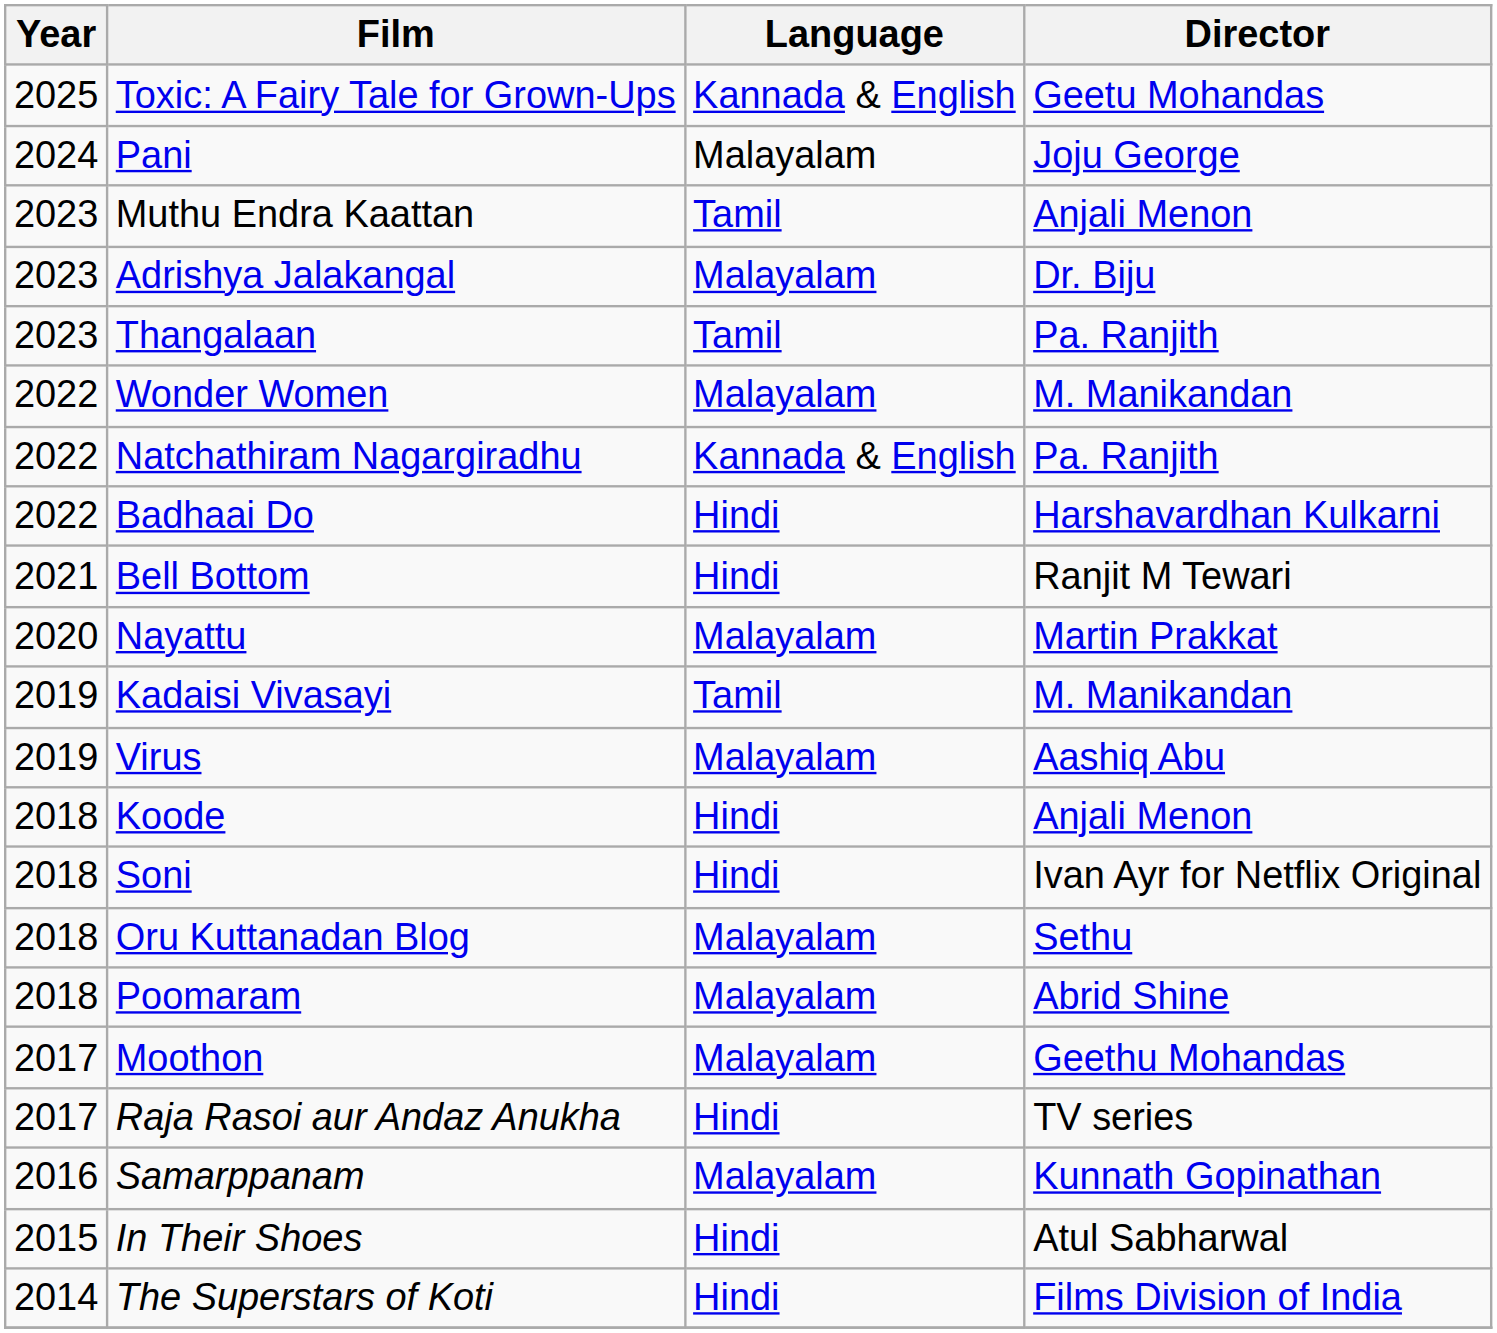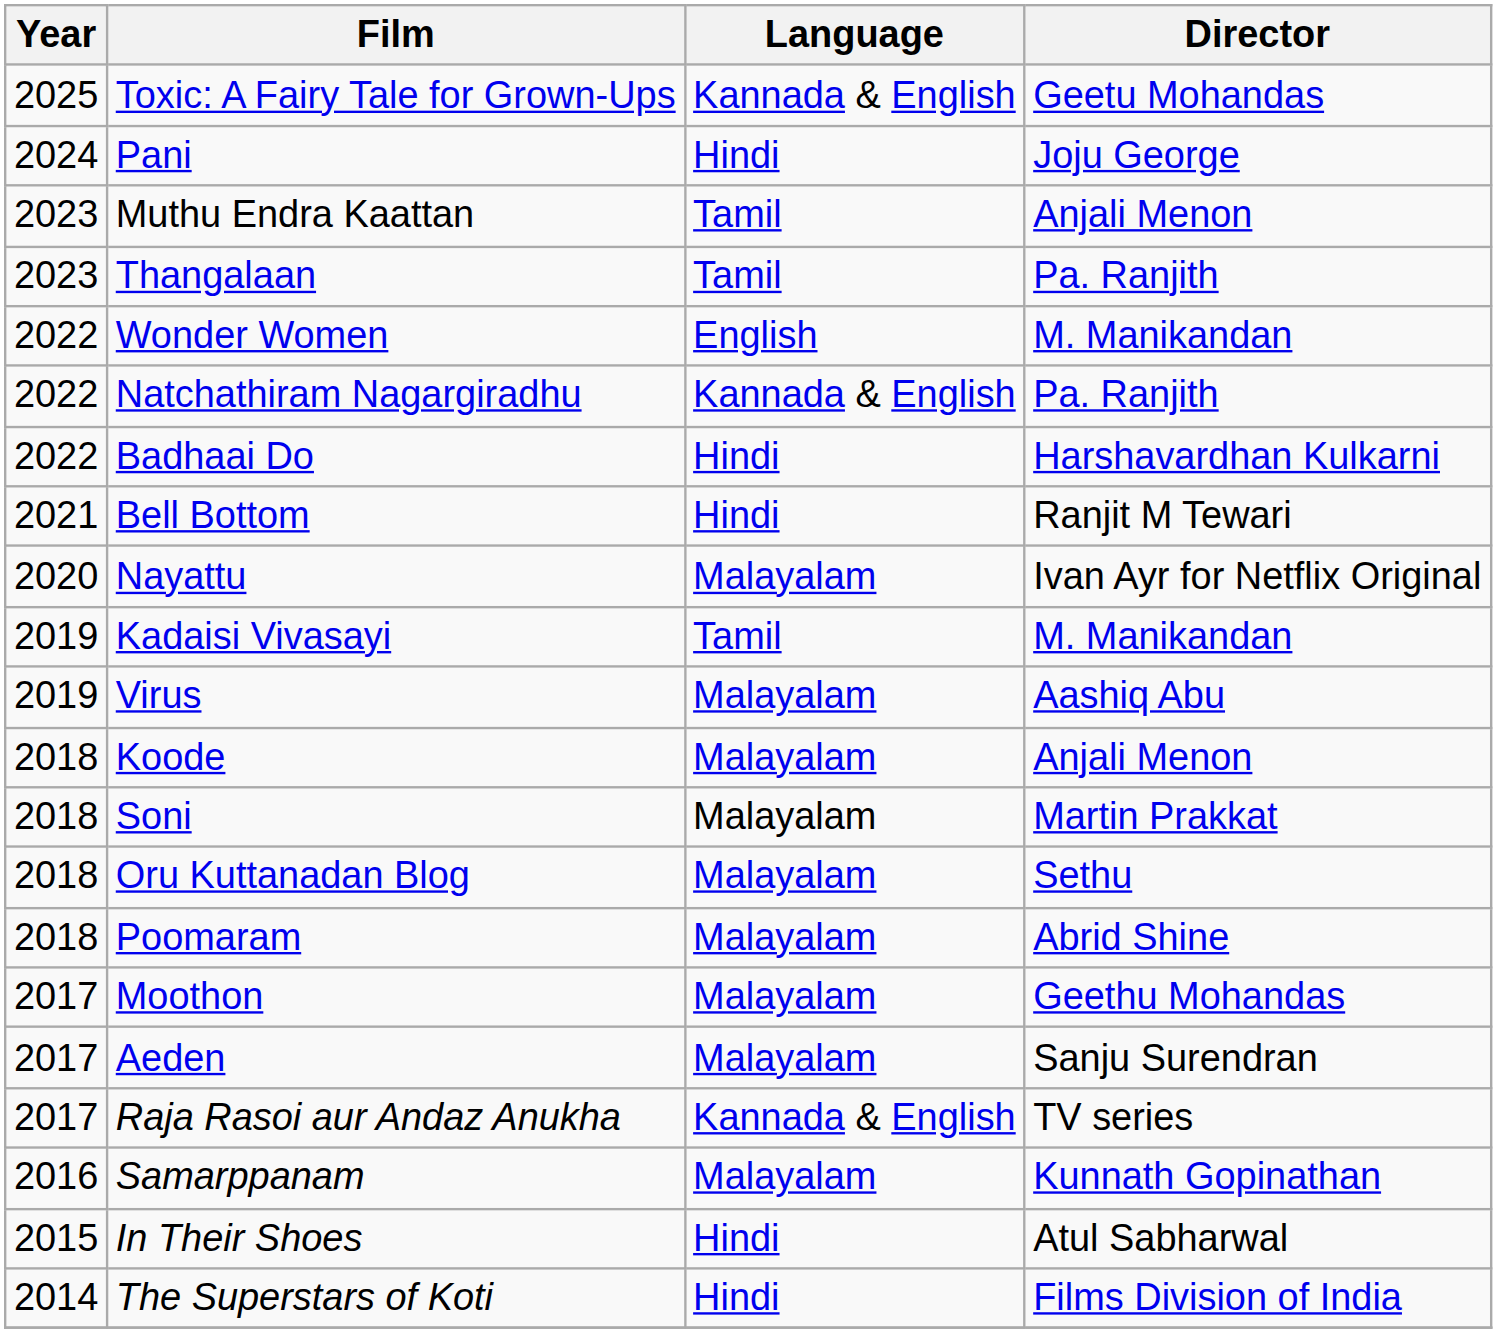(785, 154) Malayalam -> (736, 154) Hindi
- row: (285, 275)
(785, 395) Malayalam -> (755, 335) English
(1155, 635) Martin Prakkat -> (1257, 575) Ivan Ayr for Netflix Original
(736, 816) Hindi -> (785, 756) Malayalam
(736, 876) Hindi -> (785, 816) Malayalam
(1257, 876) Ivan Ayr for Netflix Original -> (1155, 816) Martin Prakkat
+ row: (171, 1056)
(736, 1117) Hindi -> (854, 1117) Kannada & English
